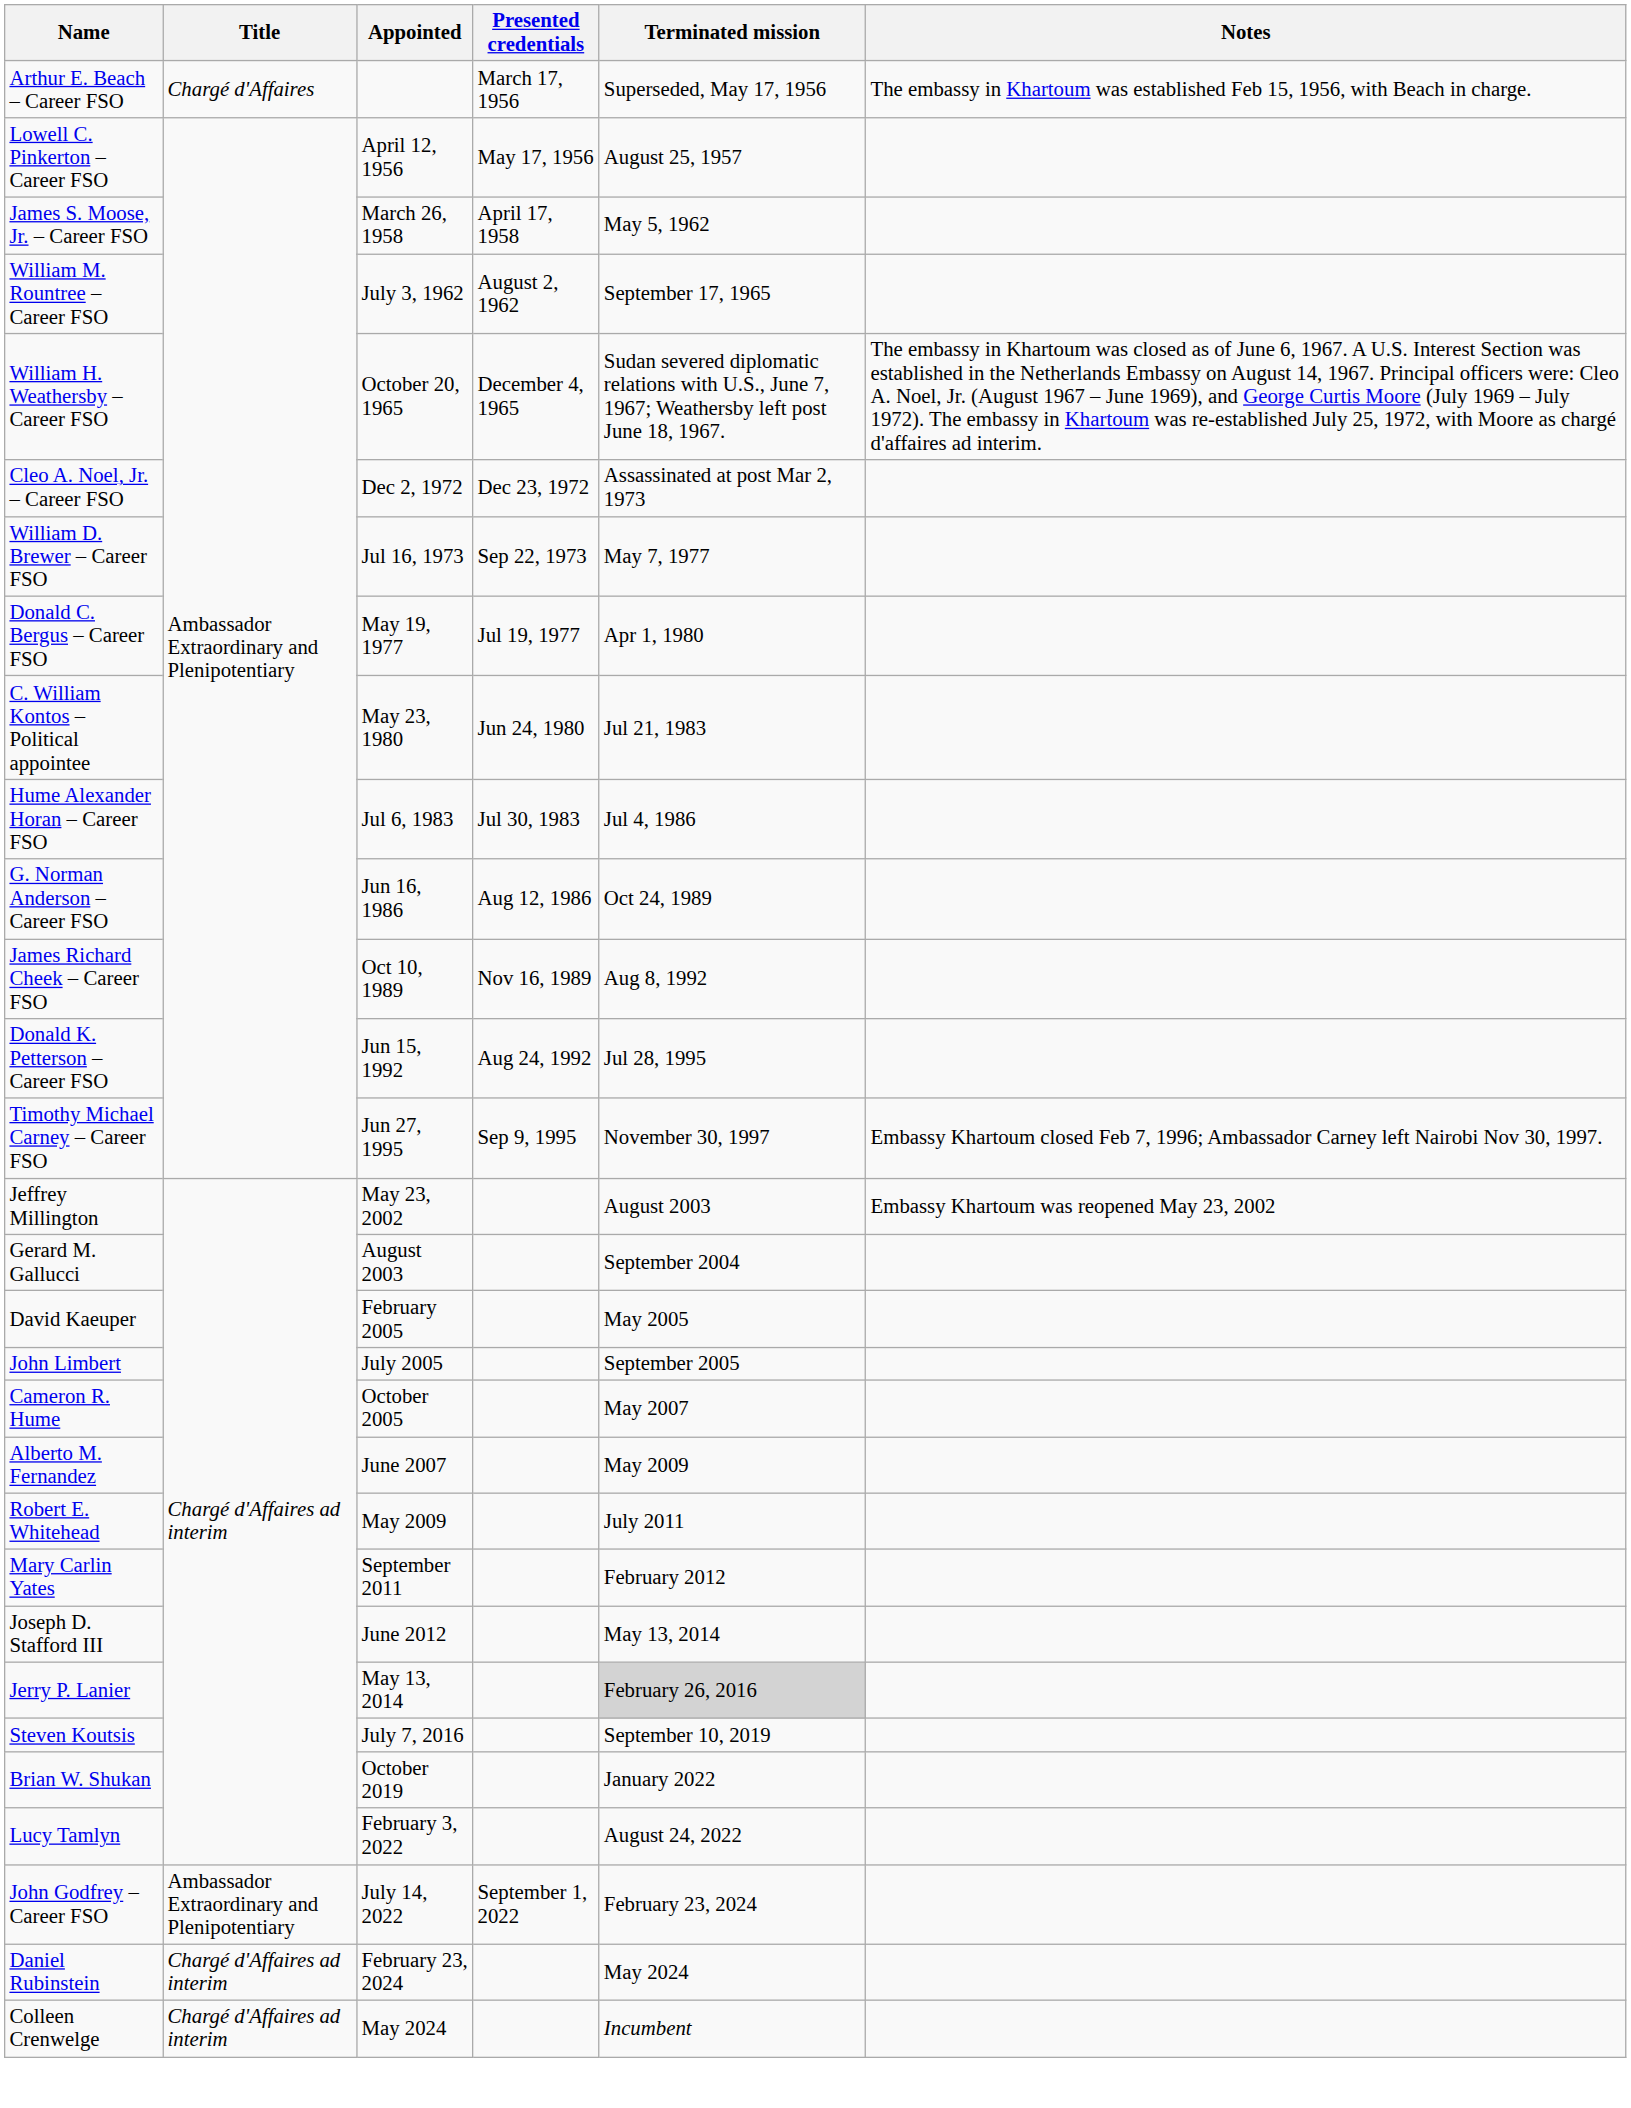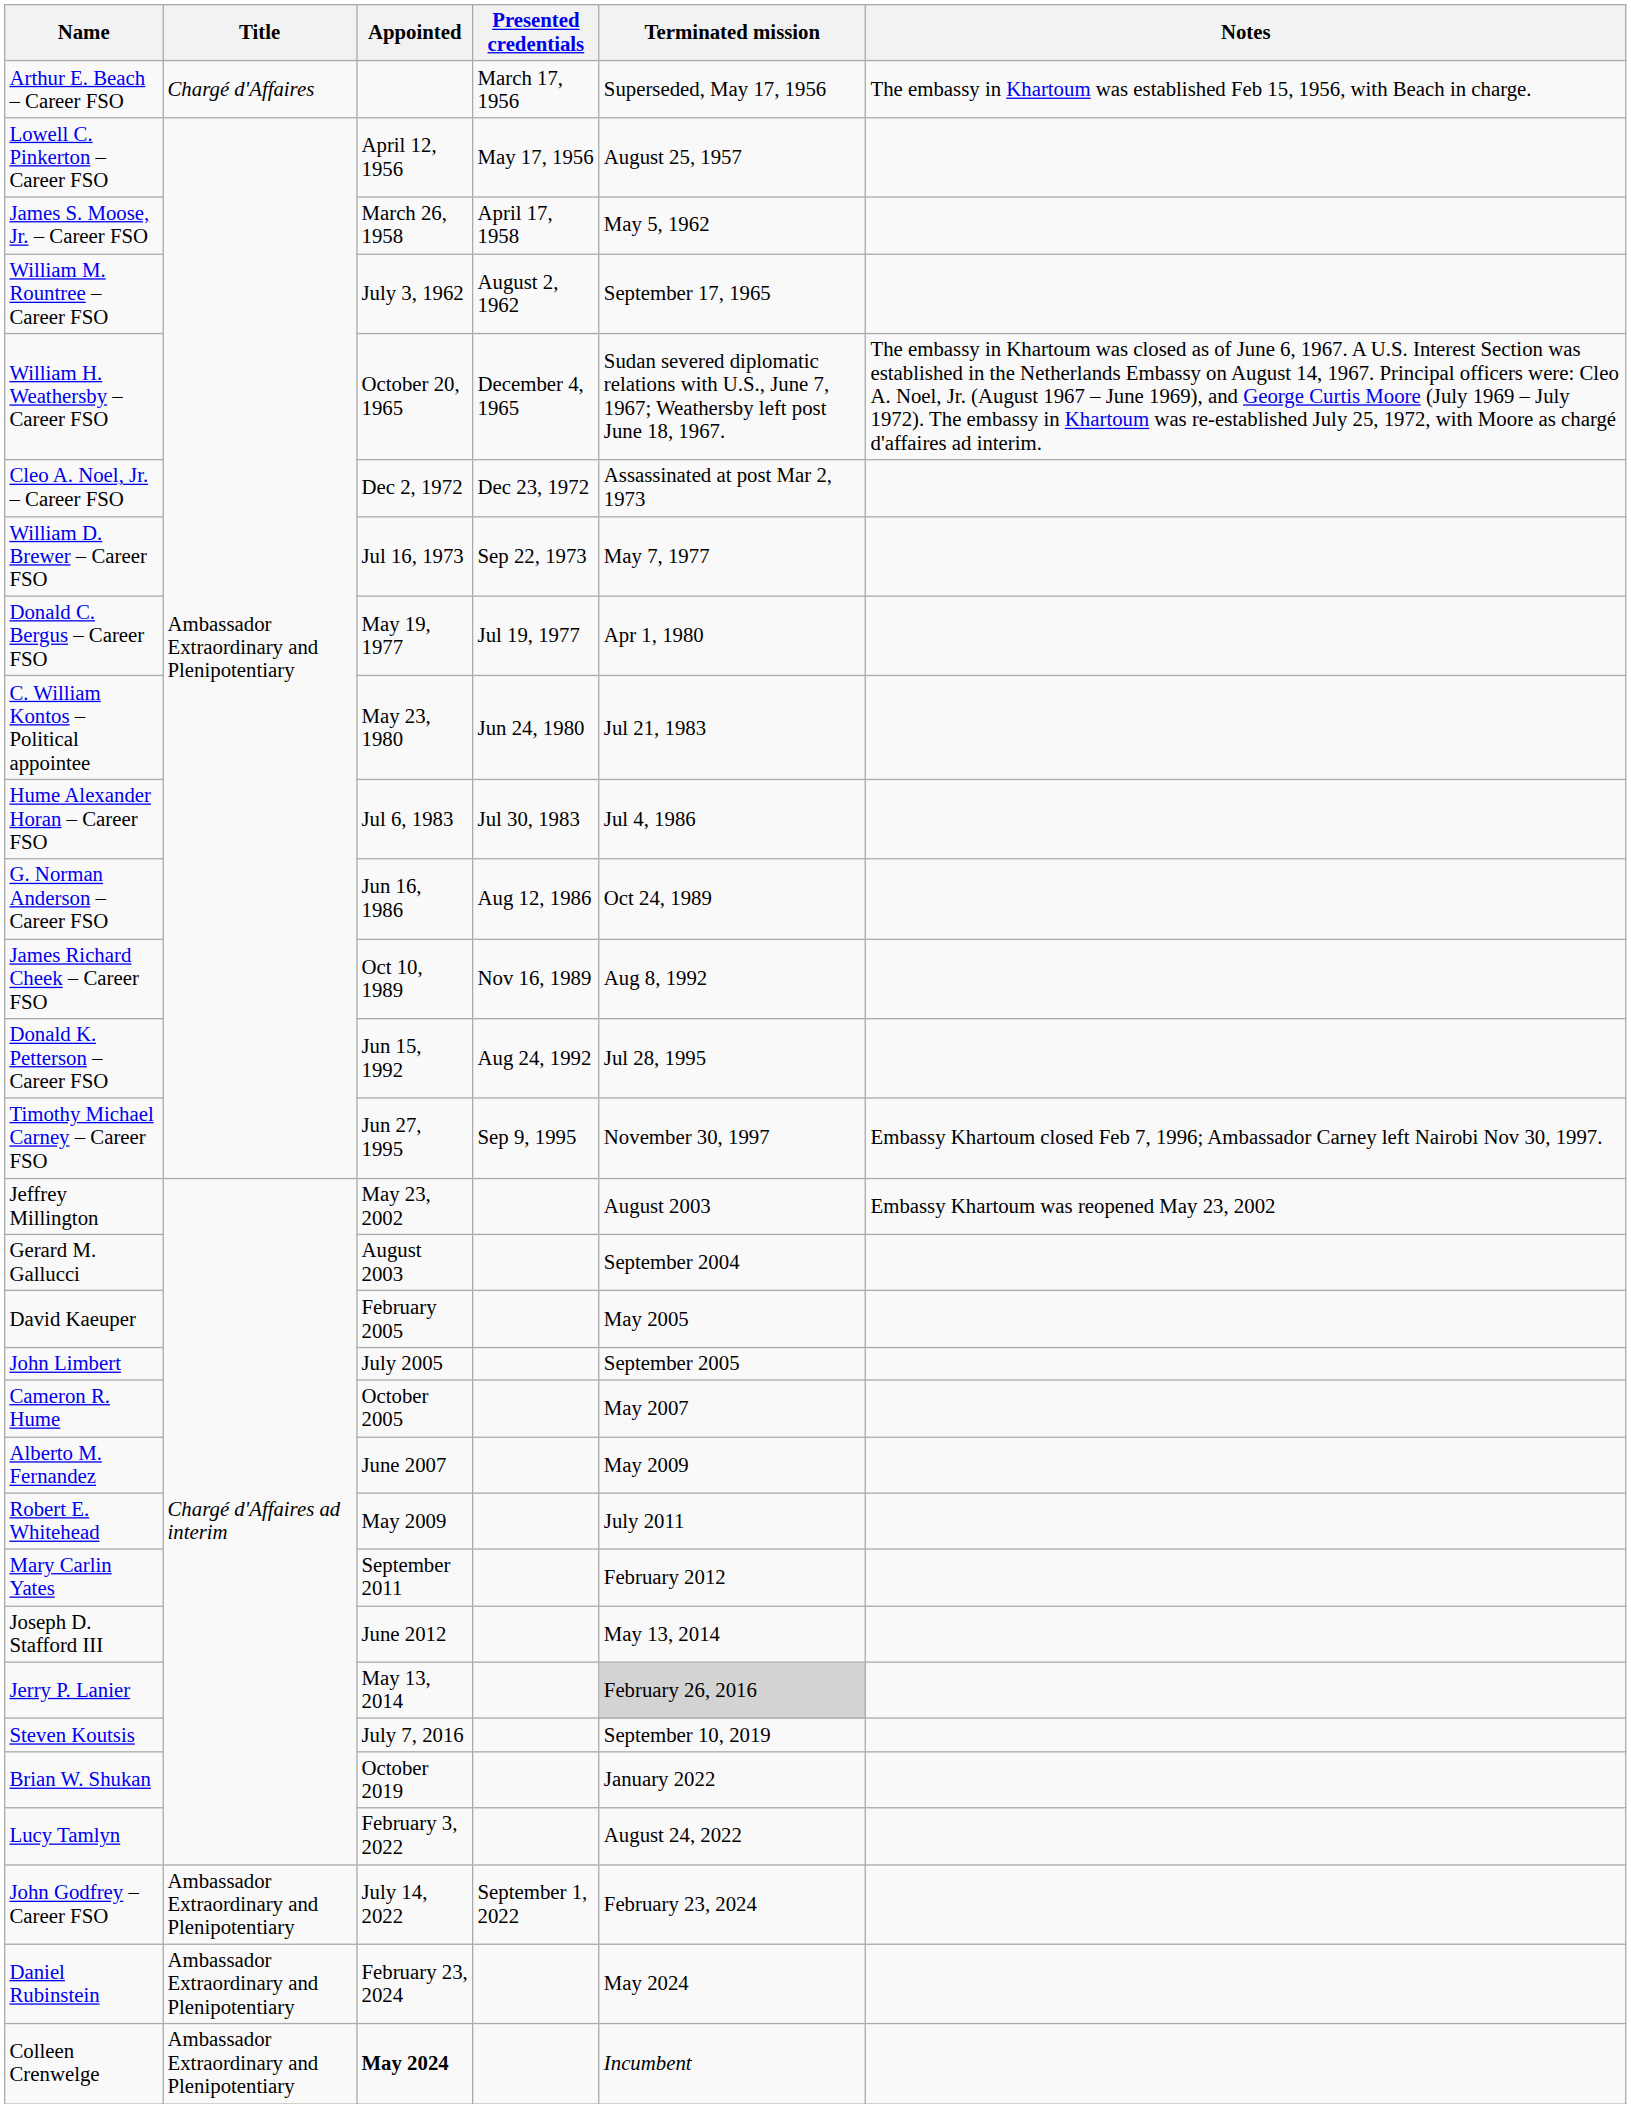(254, 1972) Chargé d'Affaires ad interim -> (243, 1983) Ambassador Extraordinary and Plenipotentiary
(254, 2028) Chargé d'Affaires ad interim -> (243, 2063) Ambassador Extraordinary and Plenipotentiary
(404, 2028) normal -> (405, 2063) bold
